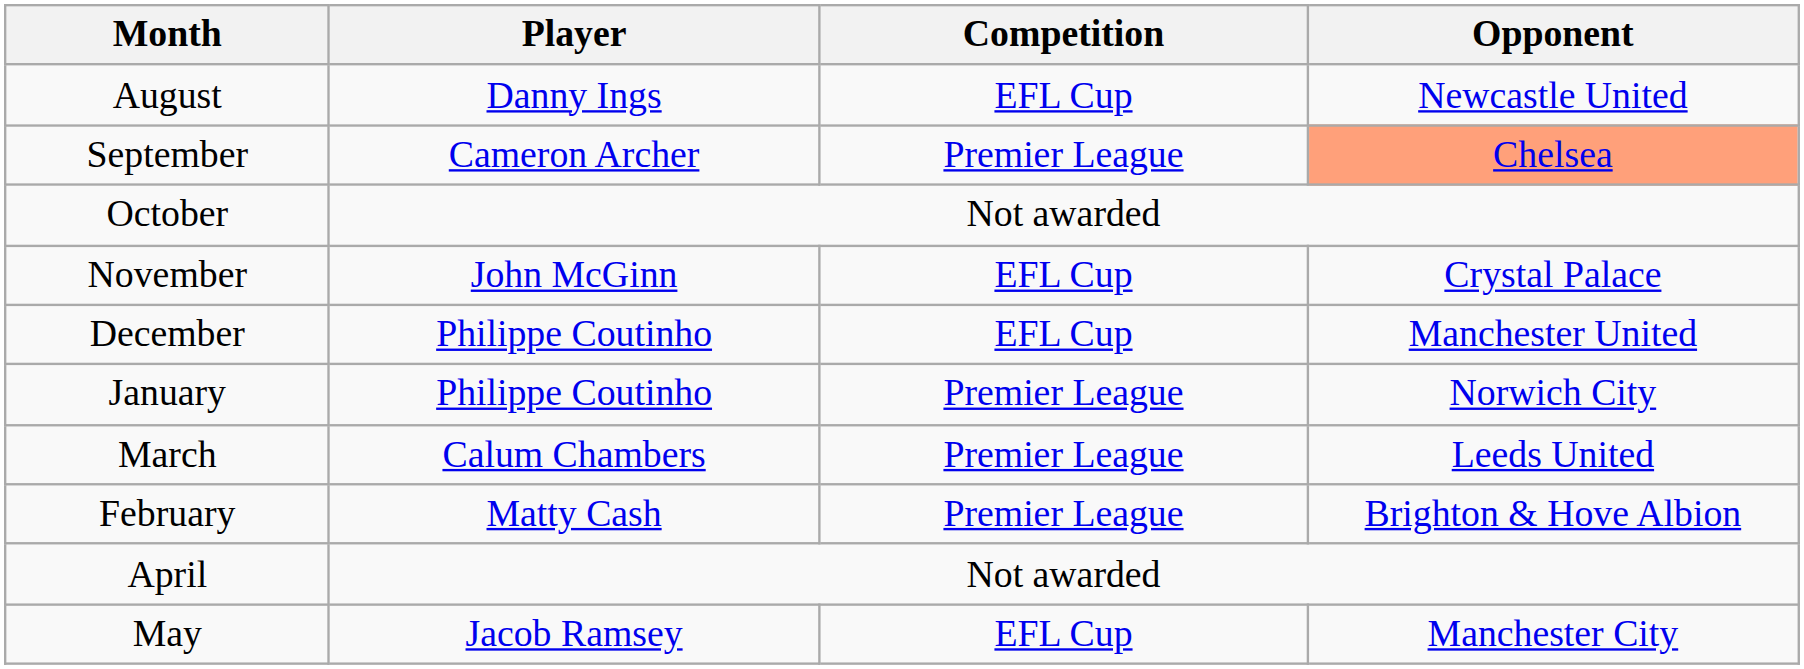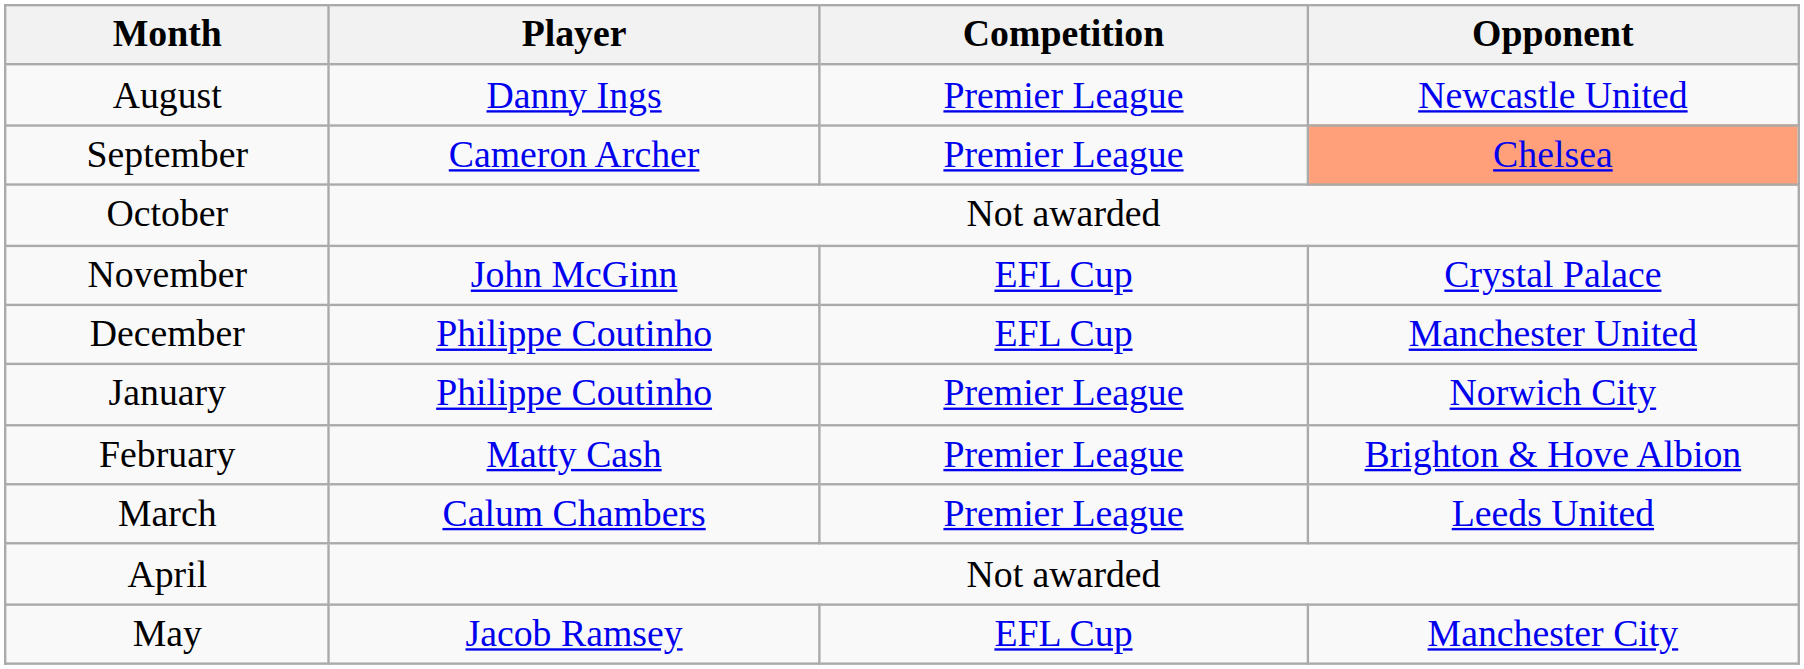(1063, 94) EFL Cup -> (1063, 94) Premier League
rows swapped: (167, 513) <-> (167, 453)
